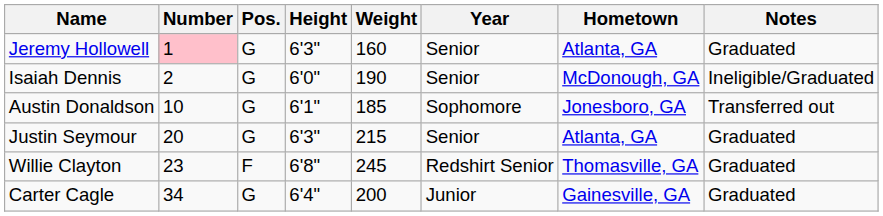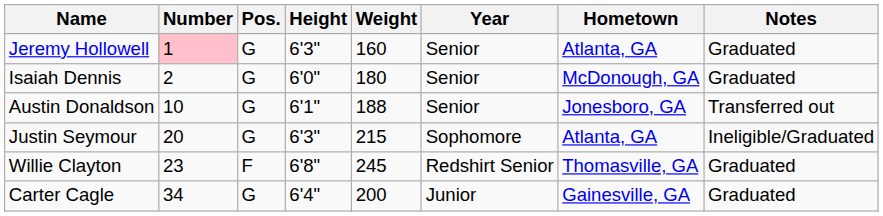(371, 78) 190 -> (371, 78) 180
(791, 78) Ineligible/Graduated -> (752, 78) Graduated
(371, 107) 185 -> (371, 107) 188
(474, 107) Sophomore -> (453, 107) Senior
(453, 136) Senior -> (474, 136) Sophomore
(752, 136) Graduated -> (791, 136) Ineligible/Graduated
